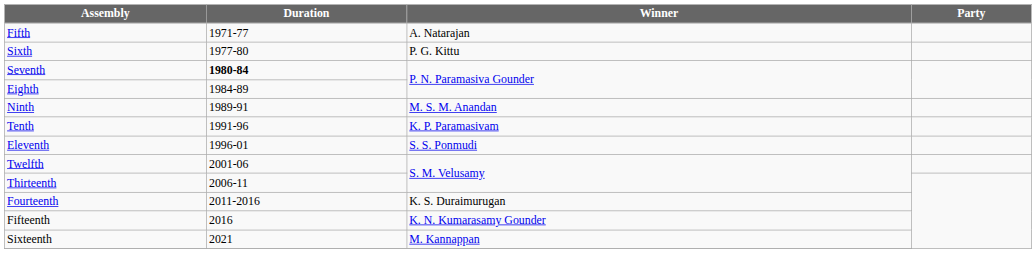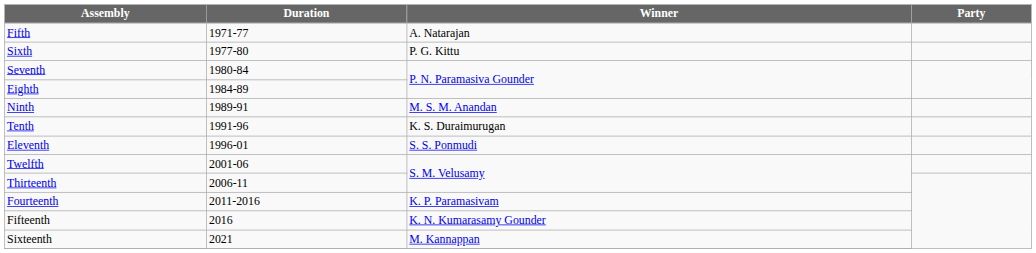(229, 70) bold -> (229, 70) normal
(454, 126) K. P. Paramasivam -> (457, 126) K. S. Duraimurugan
(457, 201) K. S. Duraimurugan -> (454, 201) K. P. Paramasivam
